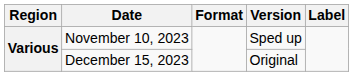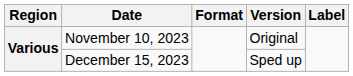(276, 37) Sped up -> (274, 37) Original
(274, 60) Original -> (276, 60) Sped up
